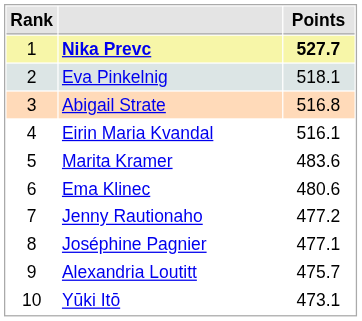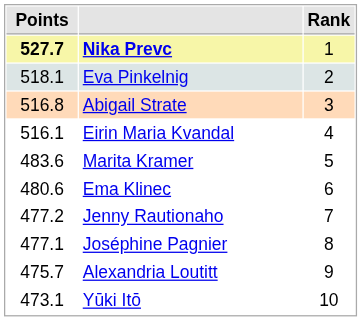columns swapped: (32, 20) <-> (318, 20)
